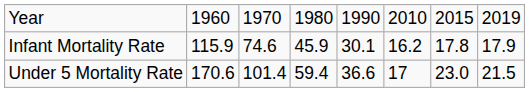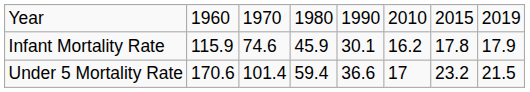(452, 73) 23.0 -> (452, 73) 23.2
